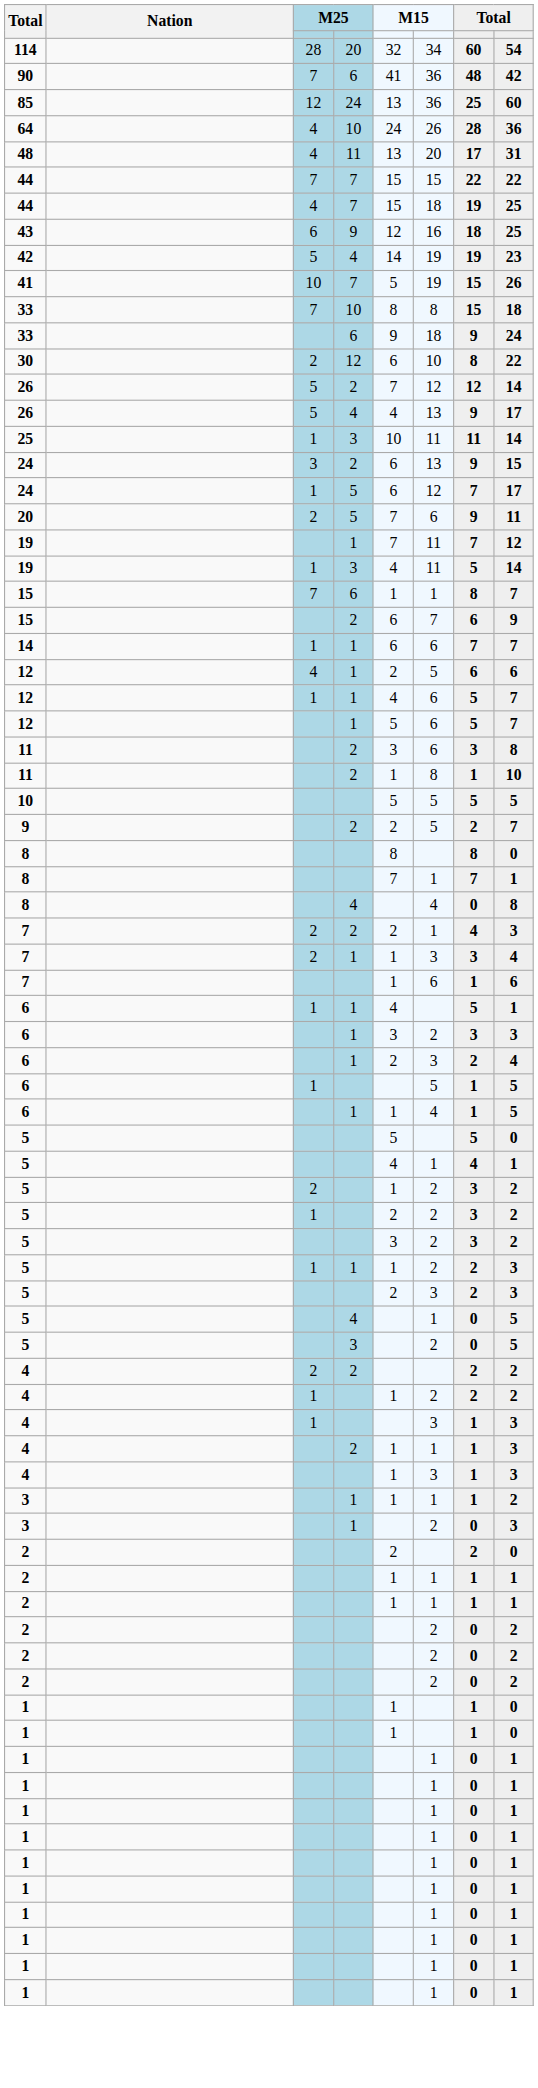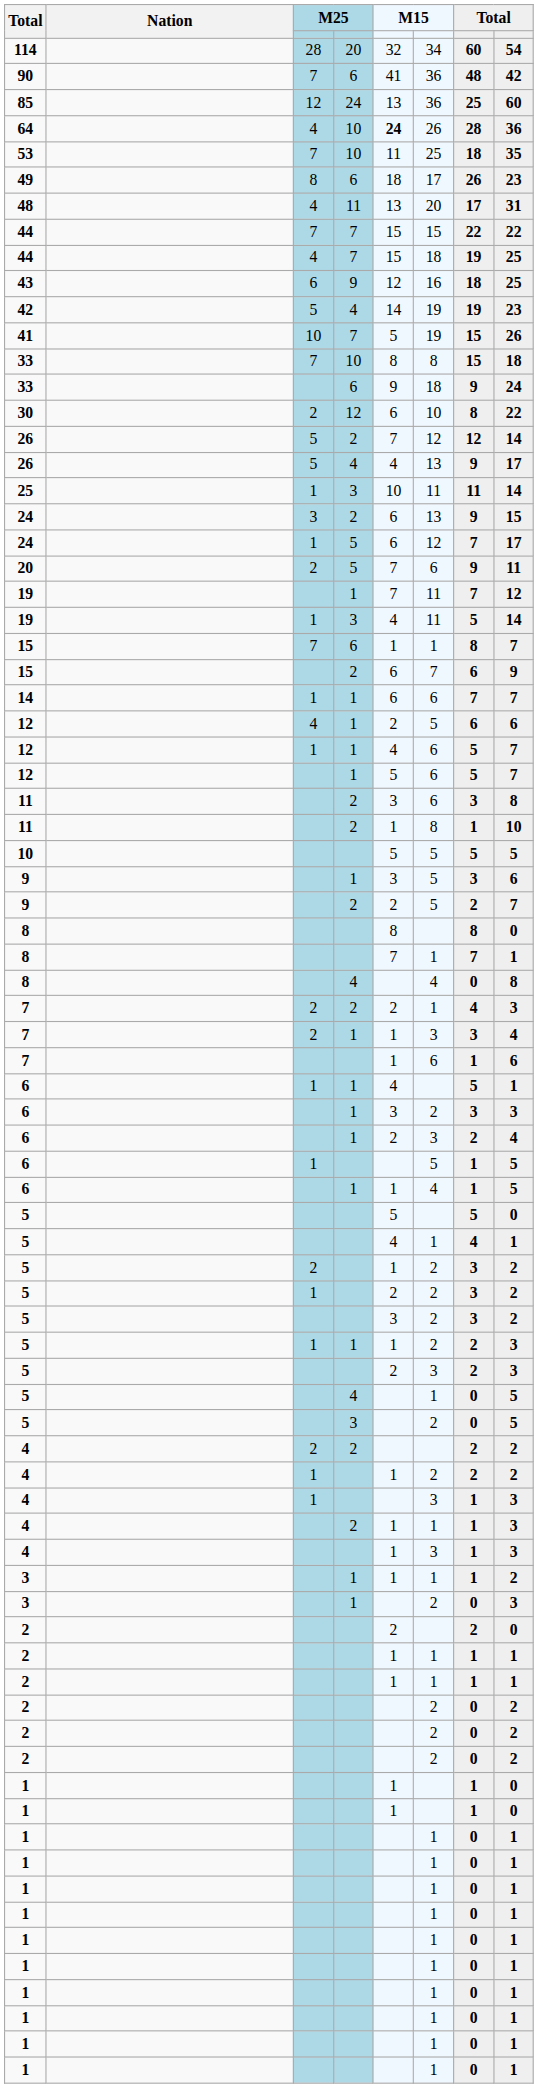(393, 128) normal -> (393, 128) bold
+ row: (25, 154)
+ row: (25, 180)
+ row: (25, 879)
